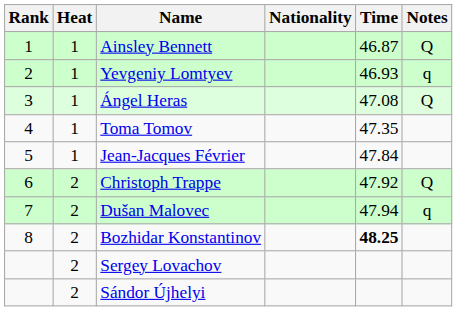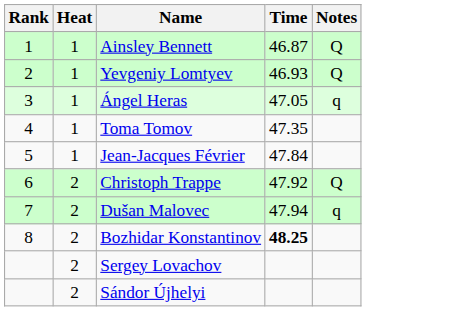- column: (310, 18)
(427, 73) q -> (337, 73) Q
(379, 100) 47.08 -> (288, 100) 47.05
(427, 100) Q -> (337, 100) q
